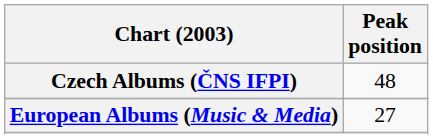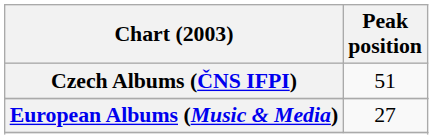(385, 80) 48 -> (385, 80) 51
